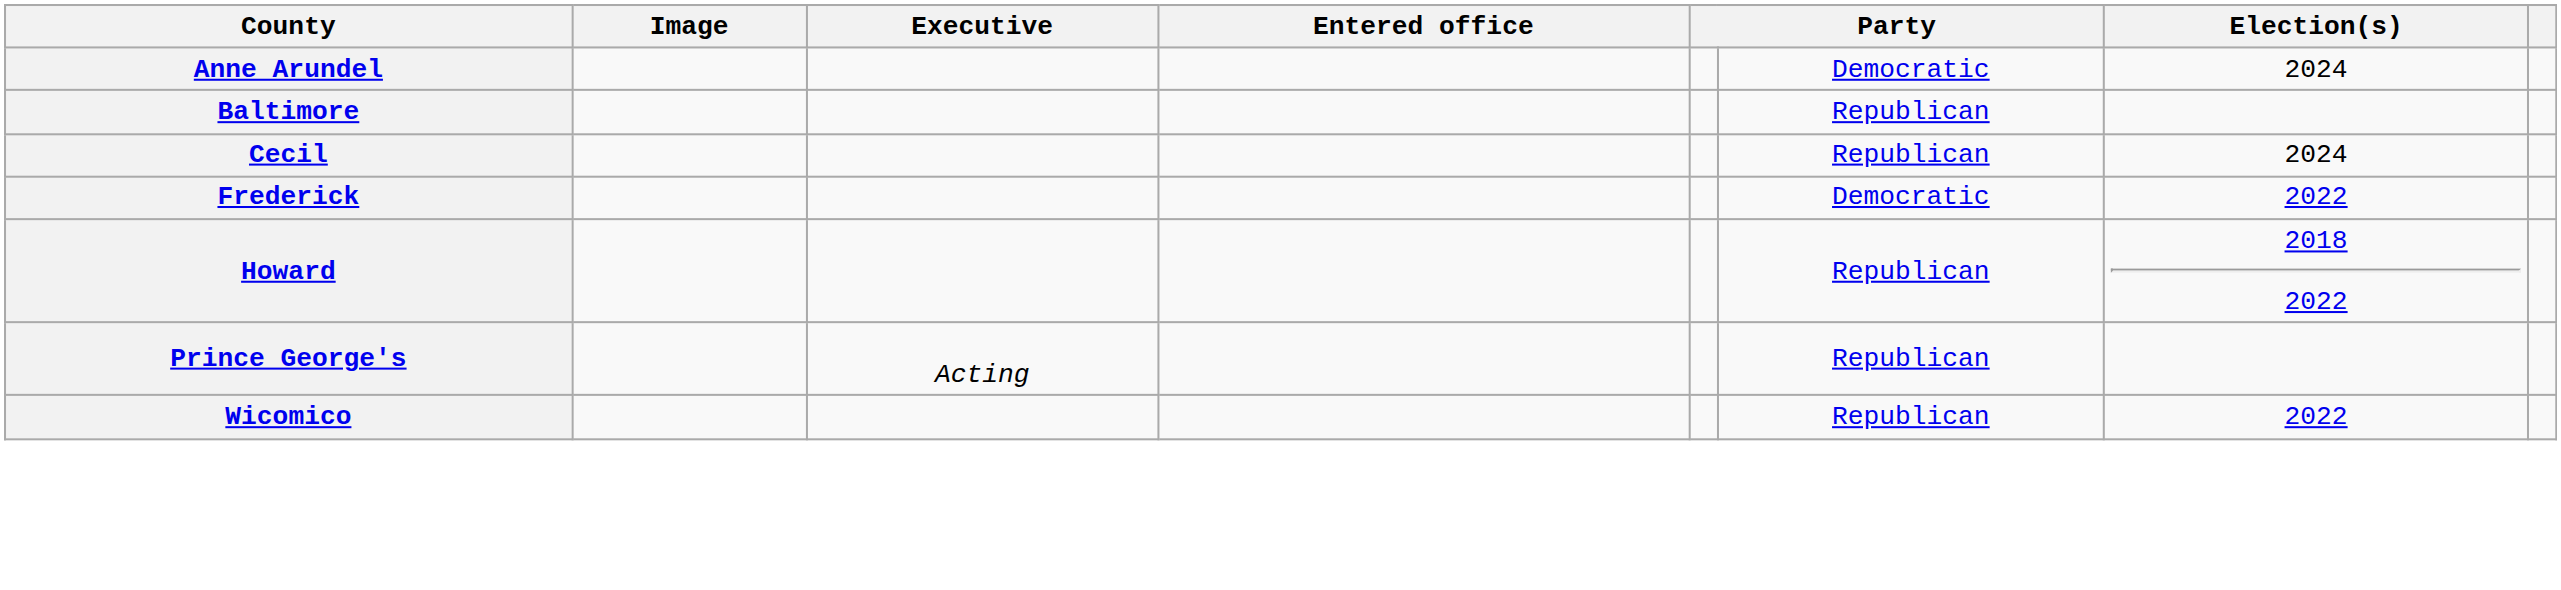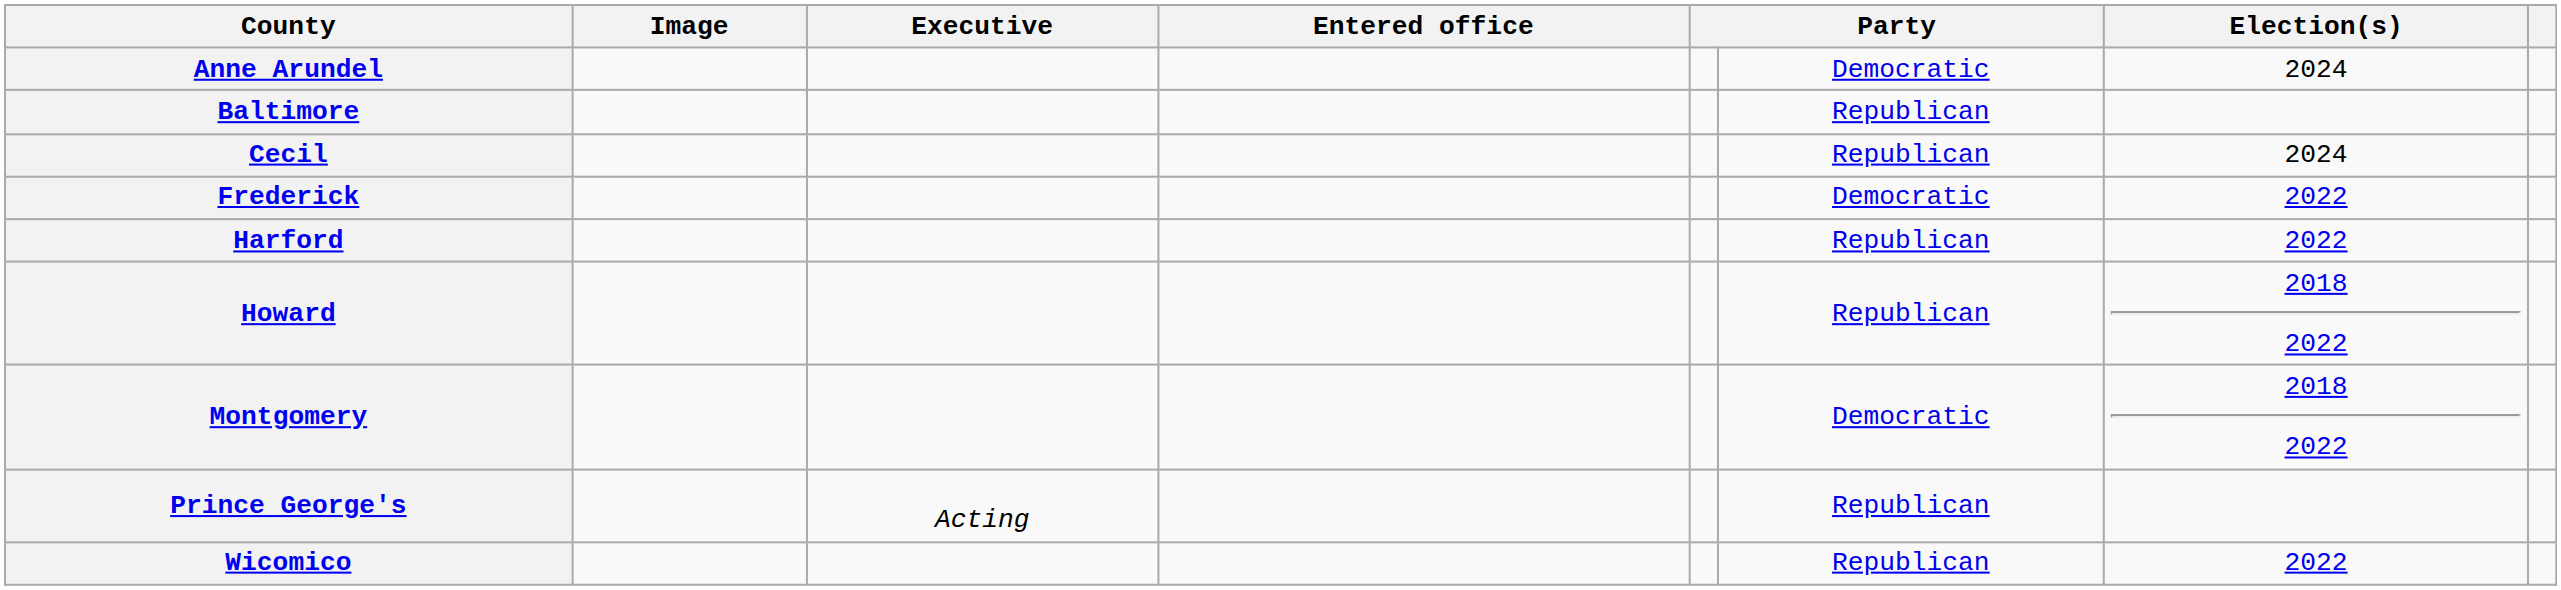+ row: (288, 240)
+ row: (288, 417)
